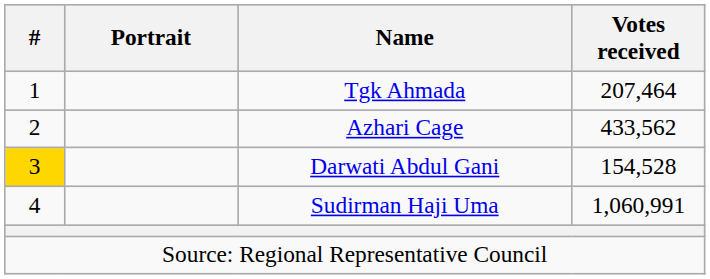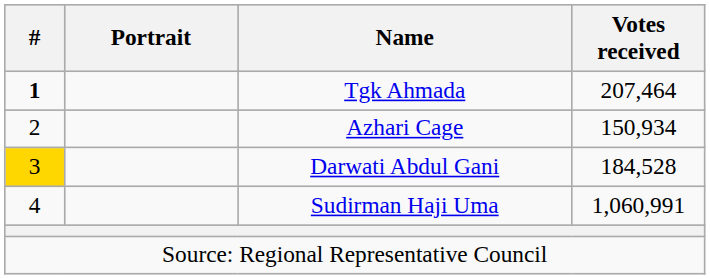(35, 90) normal -> (35, 90) bold
(638, 128) 433,562 -> (638, 128) 150,934
(638, 167) 154,528 -> (638, 167) 184,528
